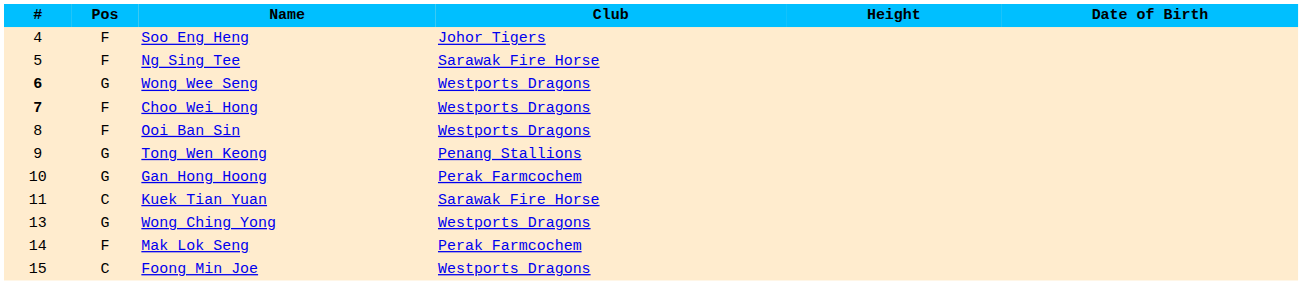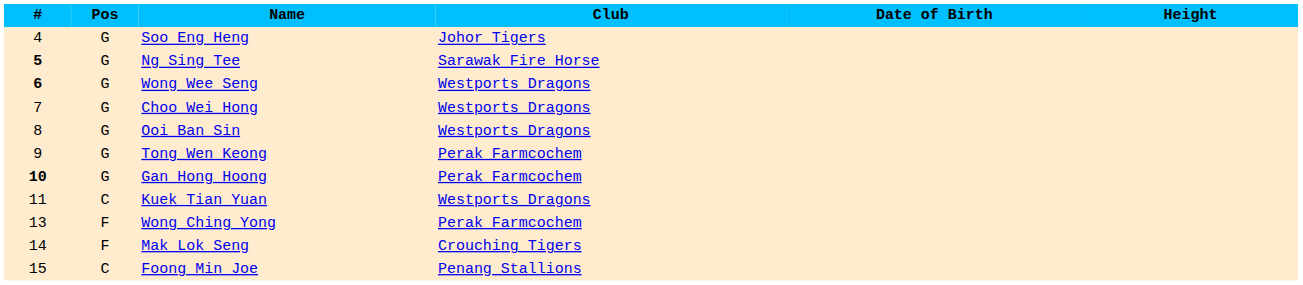columns swapped: (1150, 16) <-> (894, 16)
(105, 39) F -> (105, 39) G
(38, 62) normal -> (38, 62) bold
(105, 62) F -> (105, 62) G
(38, 108) bold -> (38, 108) normal
(105, 108) F -> (105, 108) G
(105, 131) F -> (105, 131) G
(510, 154) Penang Stallions -> (510, 154) Perak Farmcochem
(38, 177) normal -> (38, 177) bold
(519, 200) Sarawak Fire Horse -> (514, 200) Westports Dragons
(105, 223) G -> (105, 223) F
(514, 223) Westports Dragons -> (510, 223) Perak Farmcochem
(510, 246) Perak Farmcochem -> (510, 246) Crouching Tigers
(514, 269) Westports Dragons -> (510, 269) Penang Stallions
